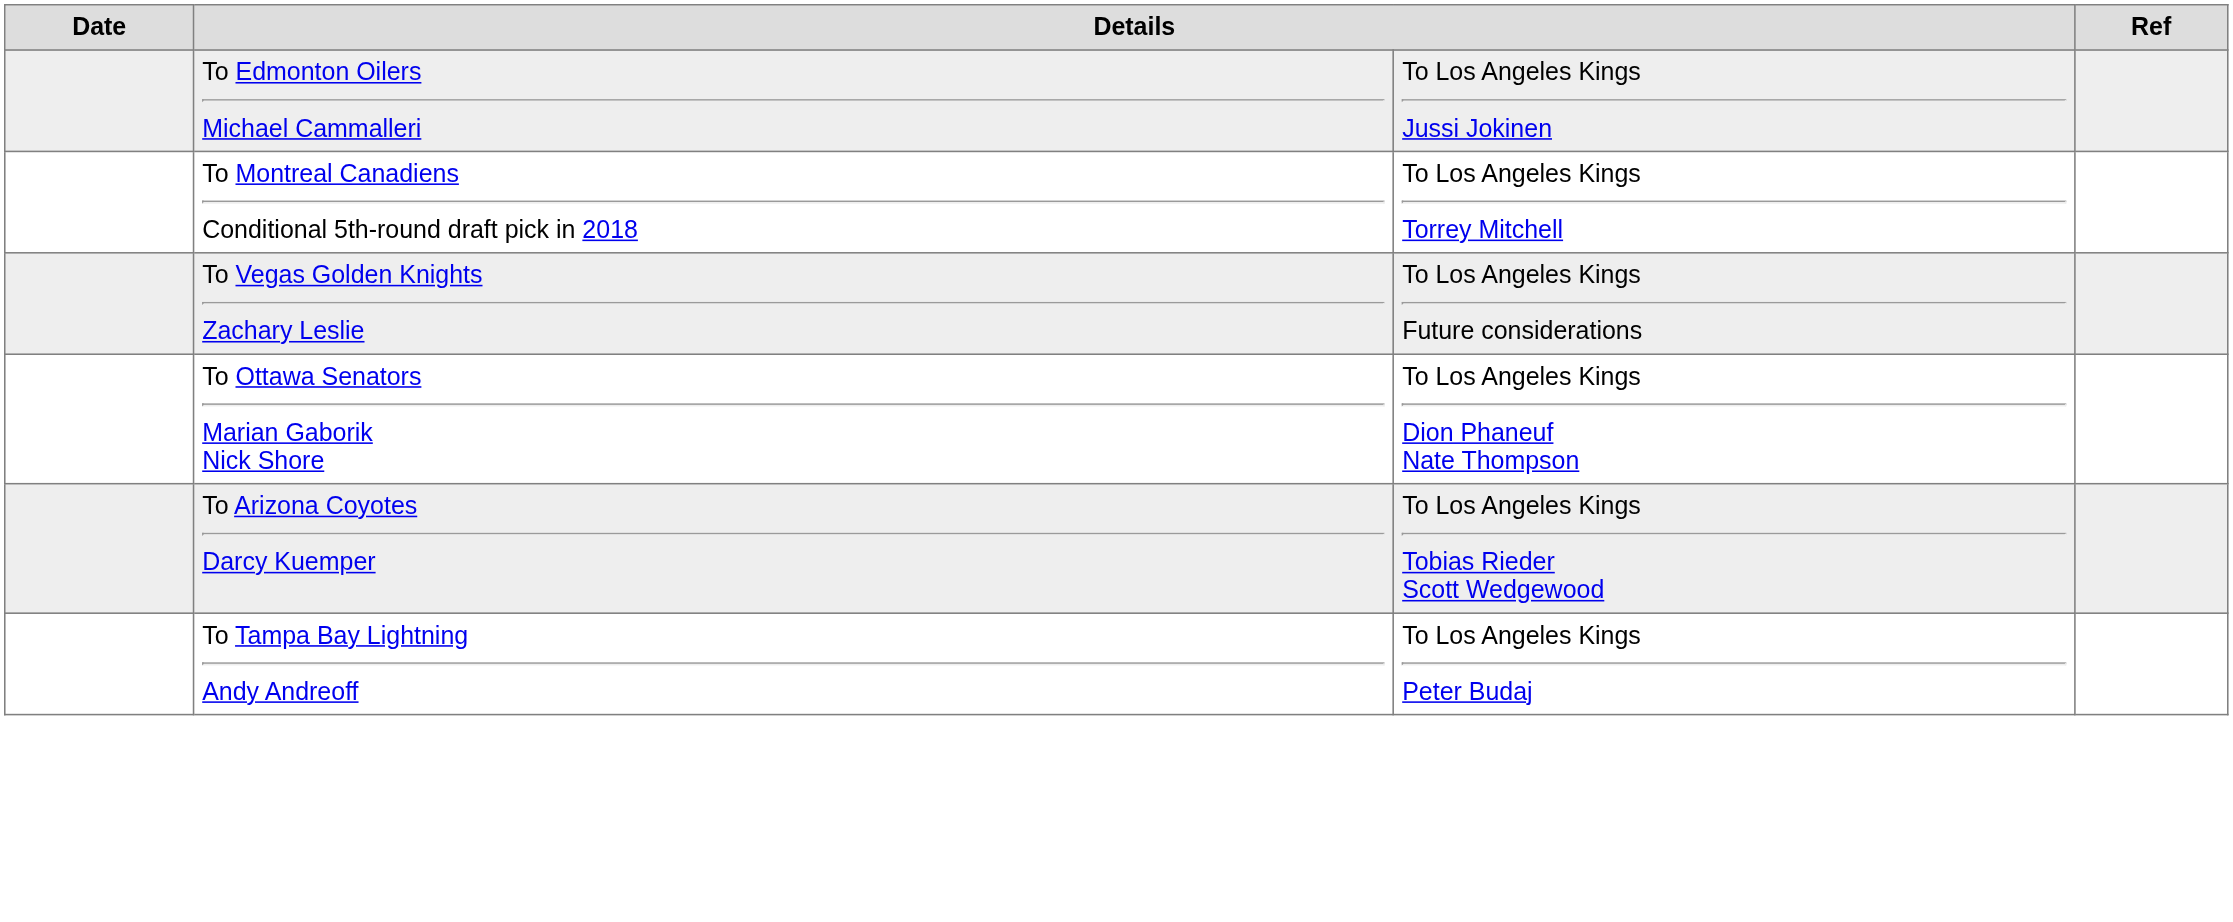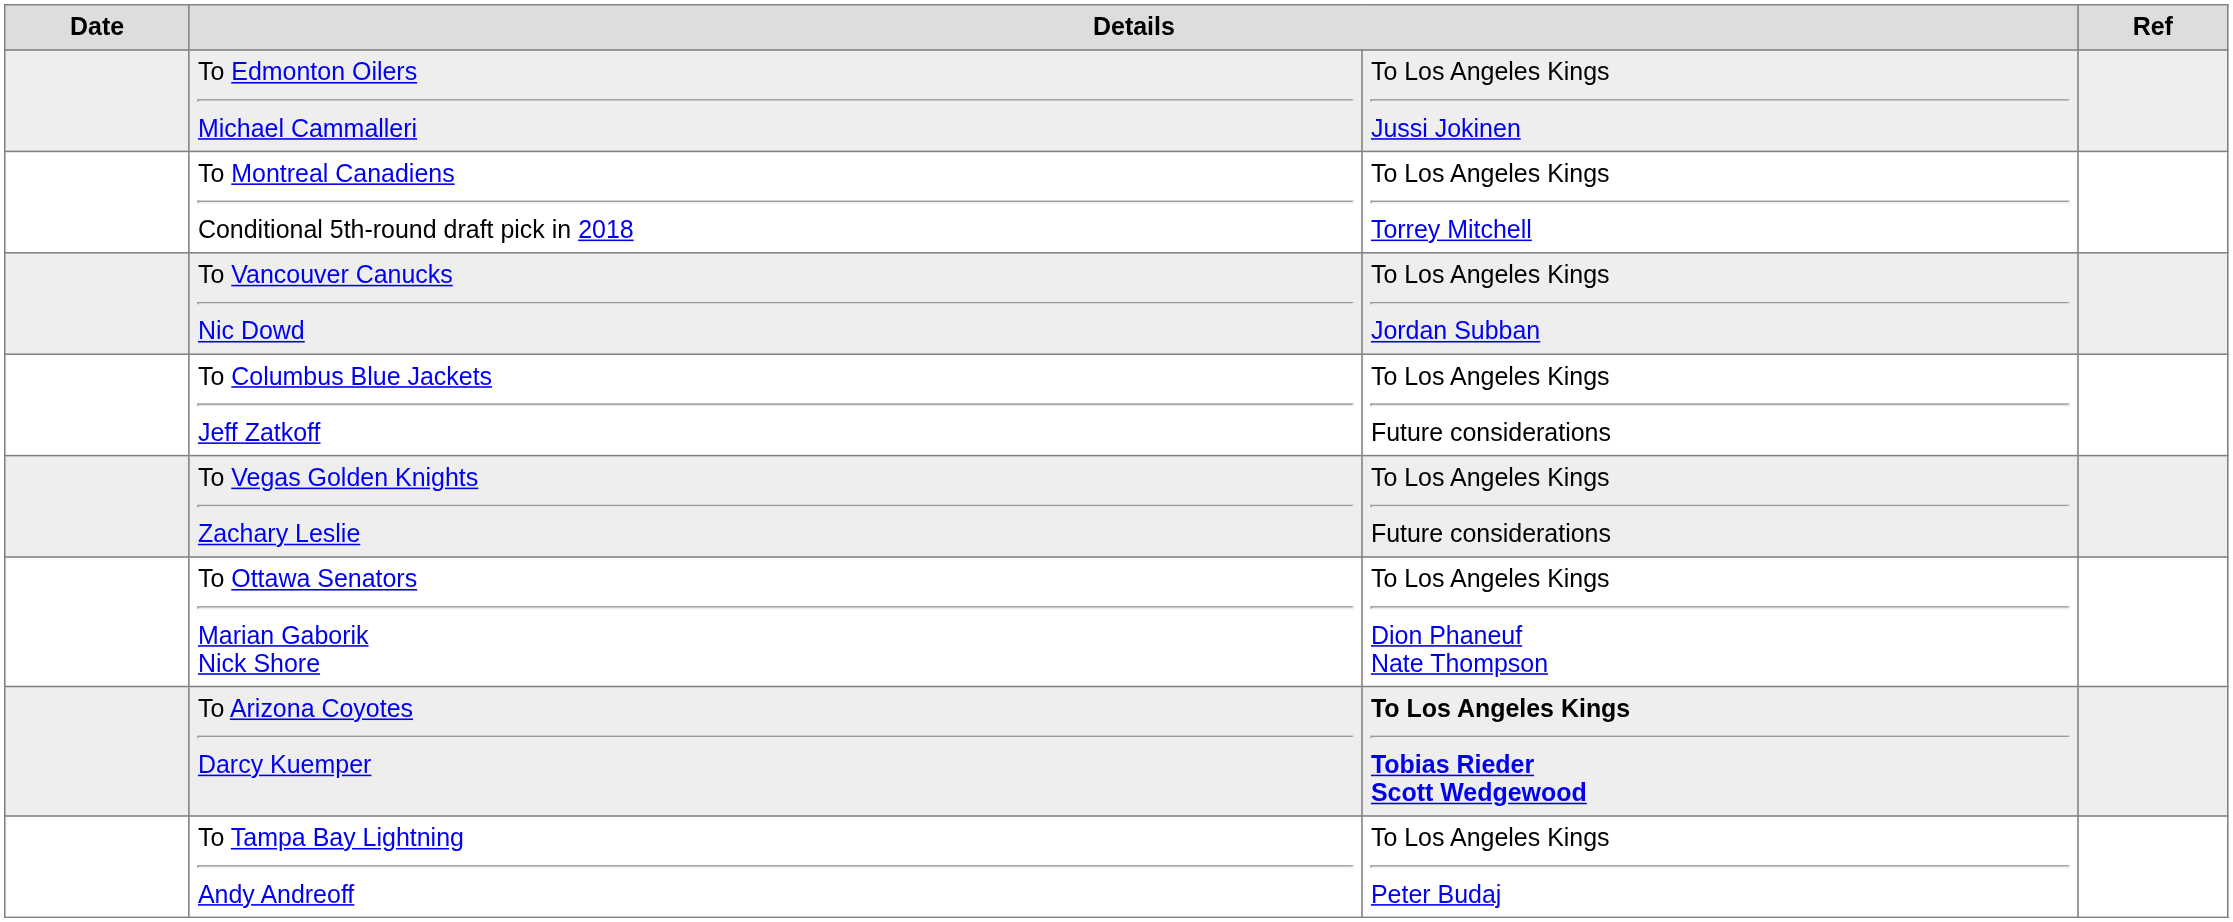+ row: (776, 303)
+ row: (776, 404)
(1734, 548) normal -> (1720, 750) bold
